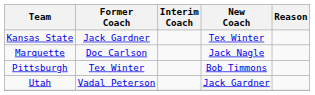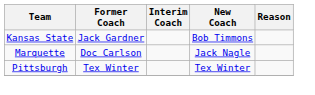(236, 38) Tex Winter -> (223, 38) Bob Timmons
(236, 68) Bob Timmons -> (223, 68) Tex Winter
- row: (40, 83)
